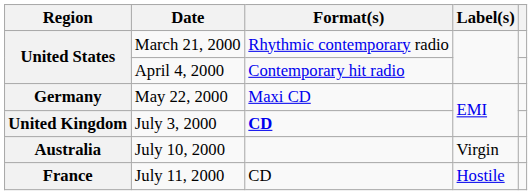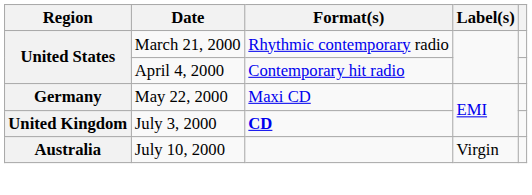- row: (180, 176)
